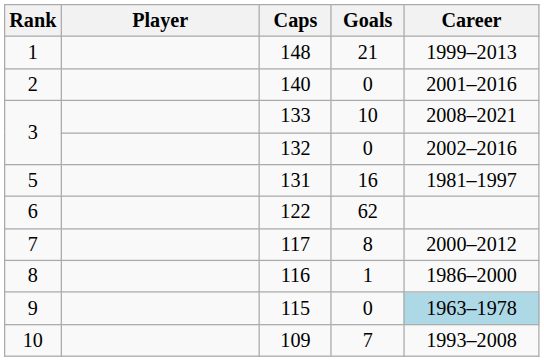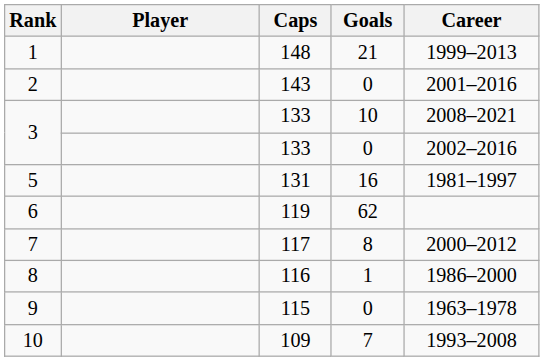(295, 84) 140 -> (295, 84) 143
(295, 148) 132 -> (295, 148) 133
(295, 212) 122 -> (295, 212) 119
(472, 308) lightblue background -> (472, 308) no background
